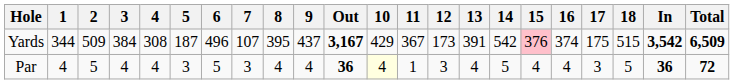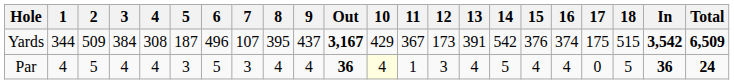(536, 41) pink background -> (536, 41) no background
(597, 66) 3 -> (597, 66) 0
(707, 66) 72 -> (707, 66) 24
